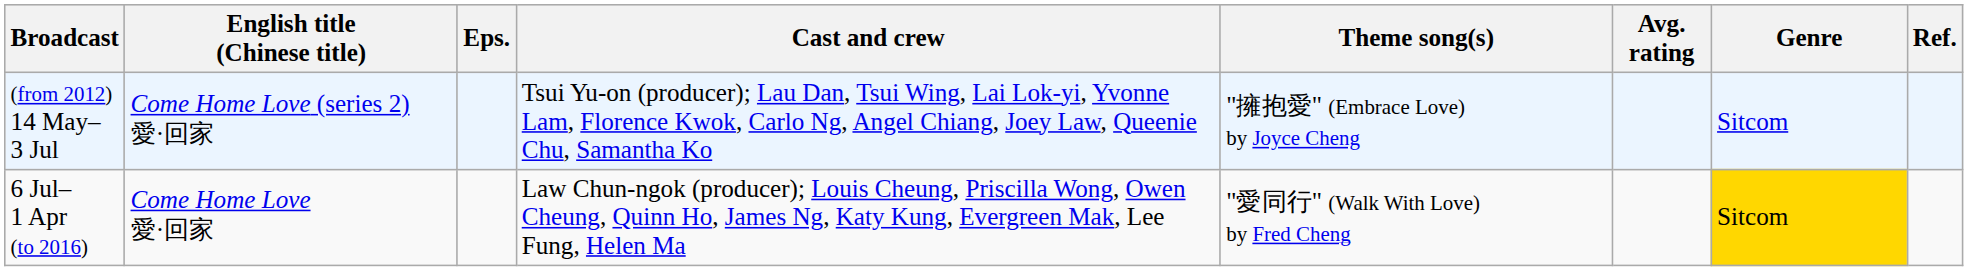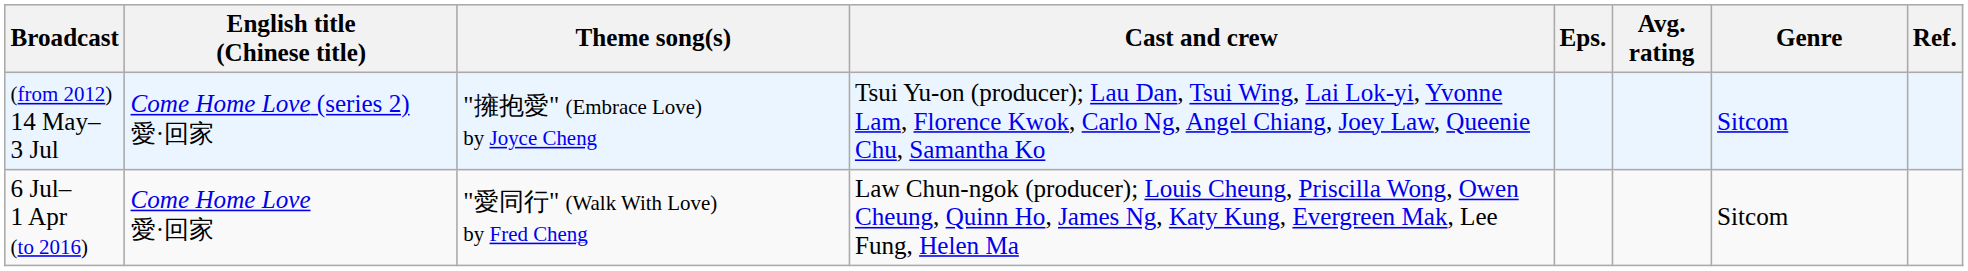columns swapped: (487, 38) <-> (1416, 38)
(1753, 217) gold background -> (1753, 217) no background
